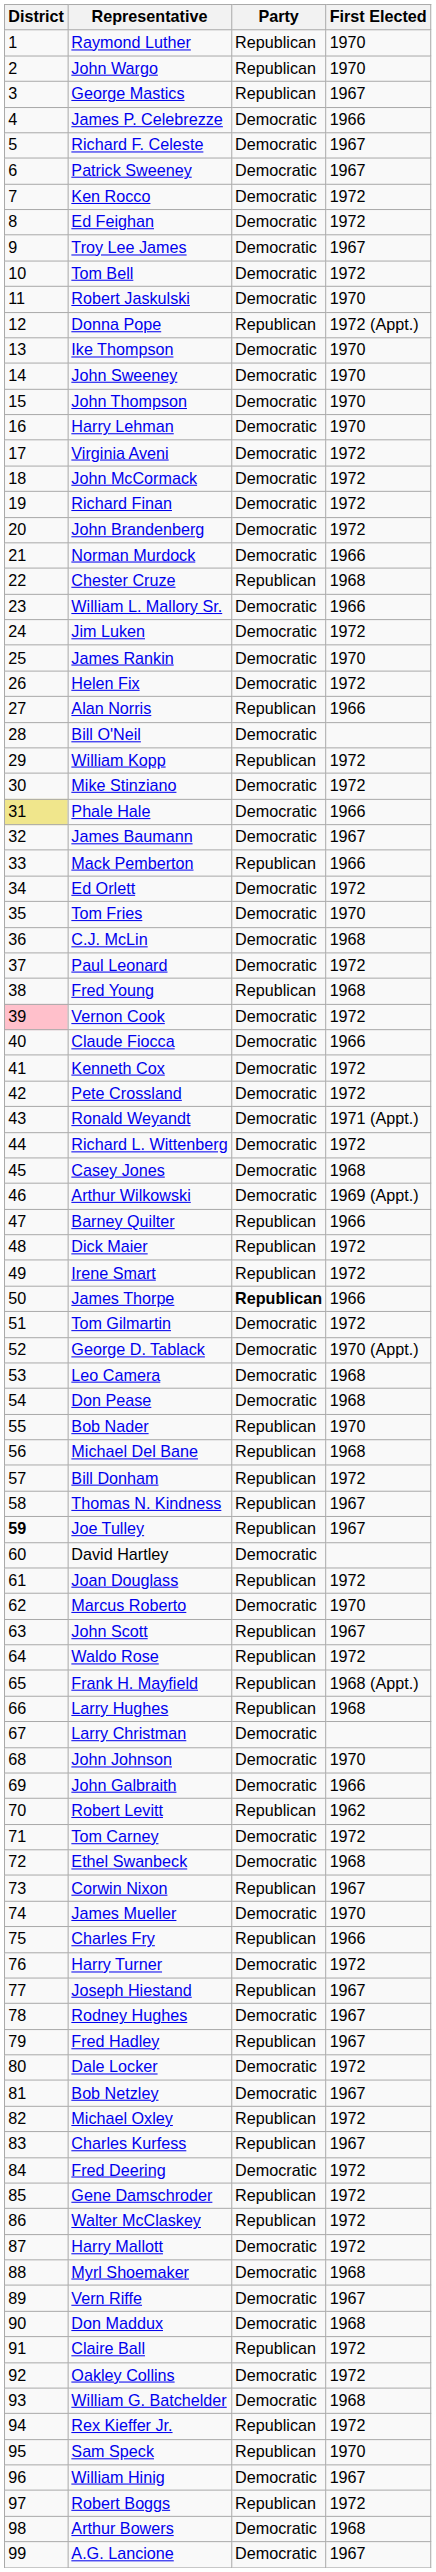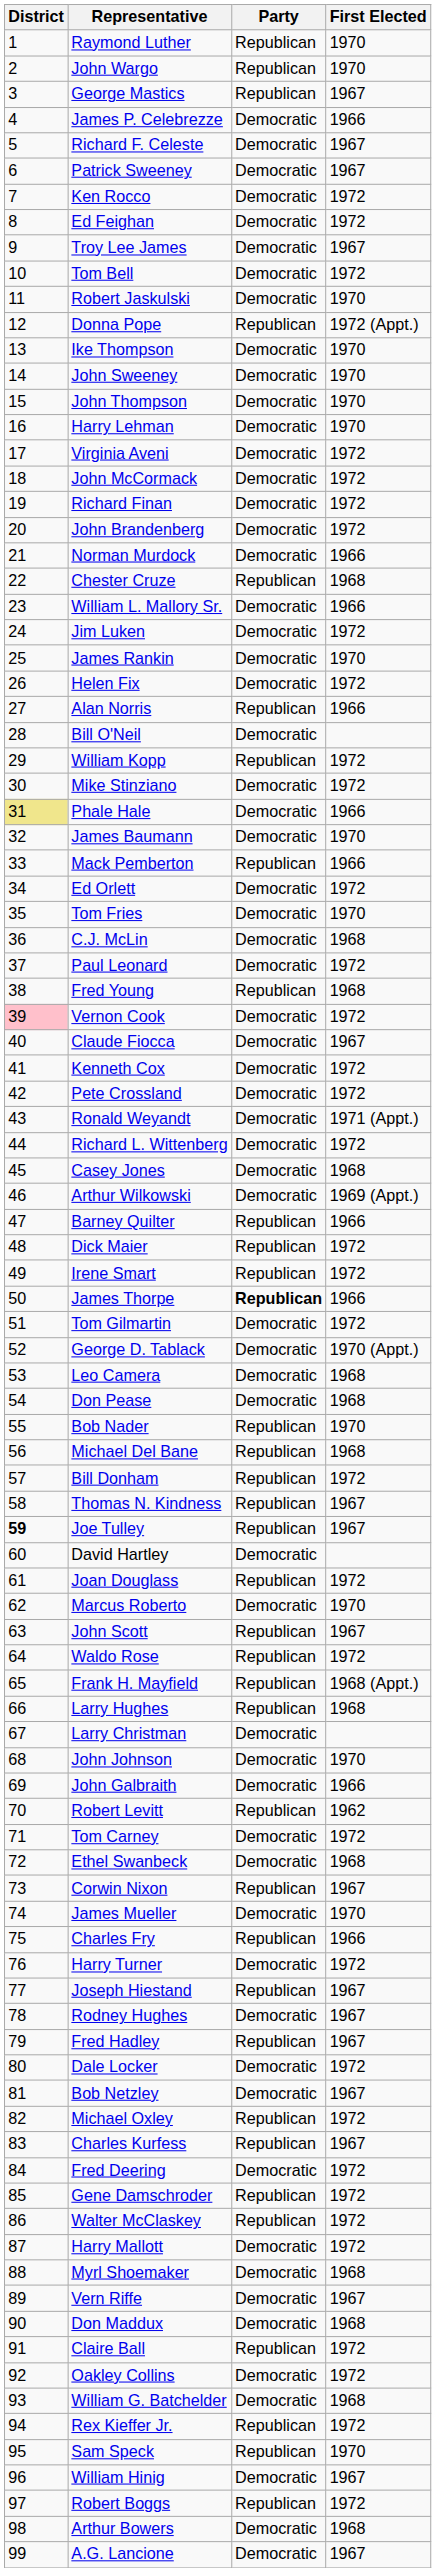(348, 837) 1967 -> (348, 837) 1970
(348, 1042) 1966 -> (348, 1042) 1967
